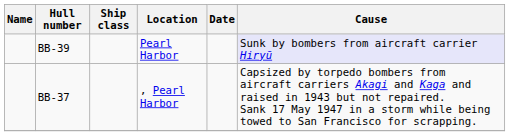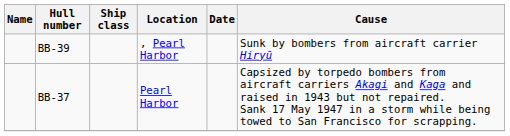(159, 49) Pearl Harbor -> (162, 49) , Pearl Harbor
(359, 49) lavender background -> (359, 49) no background
(162, 97) , Pearl Harbor -> (159, 97) Pearl Harbor
